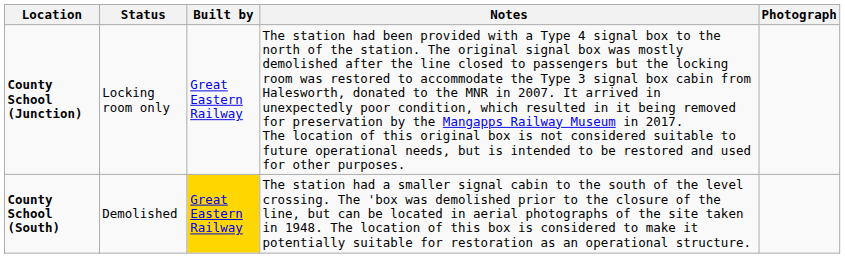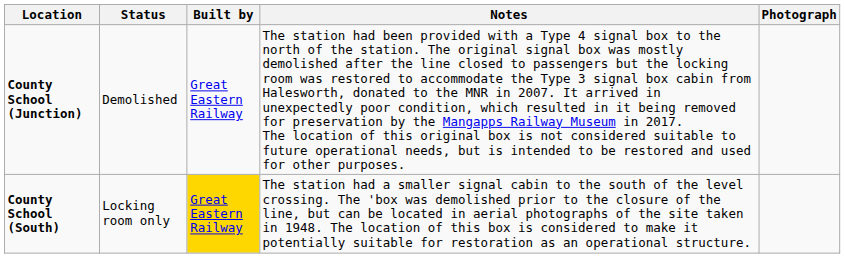(136, 100) Locking room only -> (140, 100) Demolished
(140, 214) Demolished -> (136, 214) Locking room only
